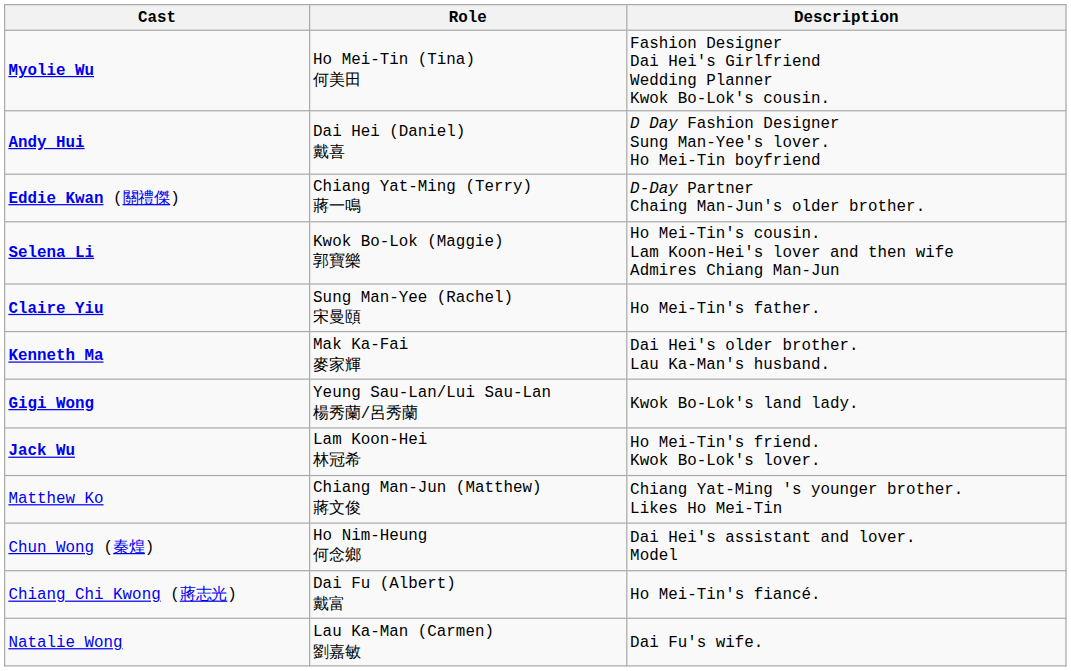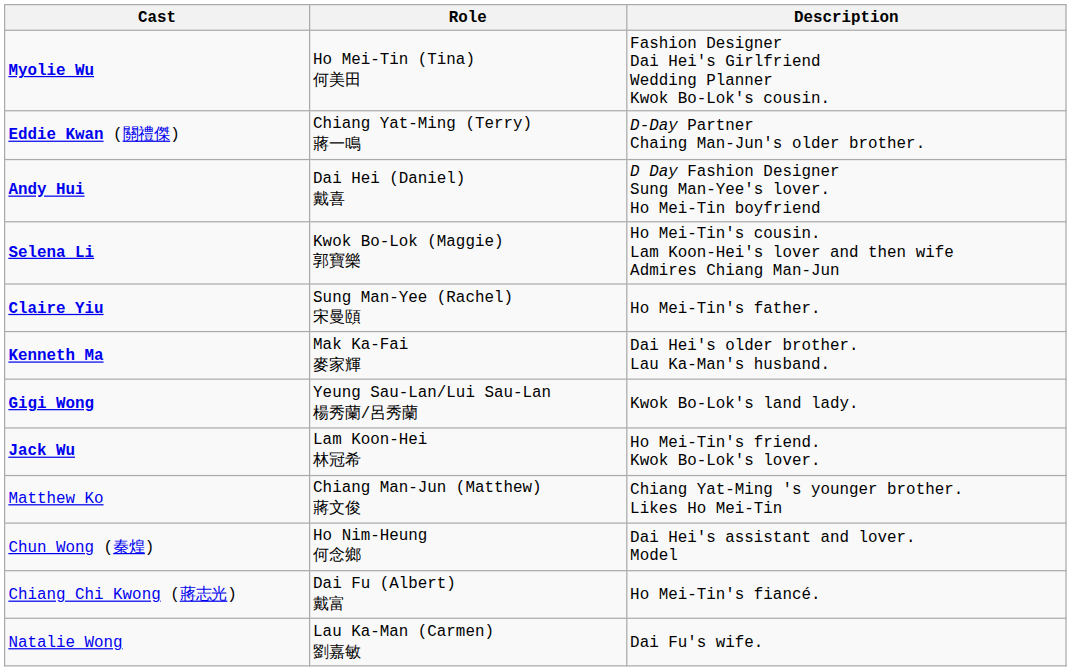rows swapped: (46, 142) <-> (94, 198)
